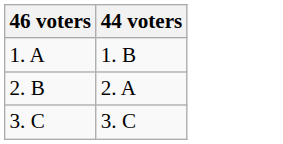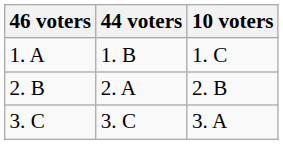+ column: (233, 21)
